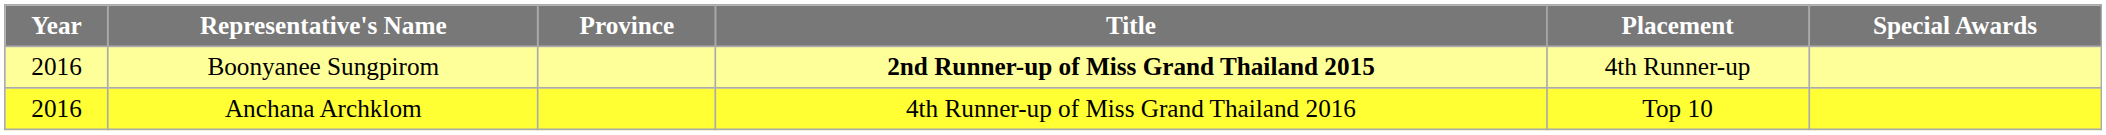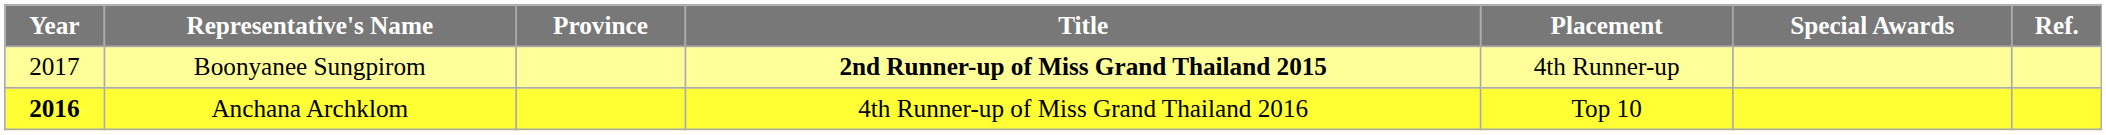+ column: (2057, 25)
(57, 67) 2016 -> (54, 67) 2017
(57, 108) normal -> (54, 108) bold
